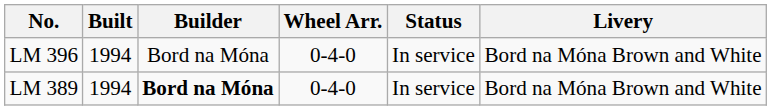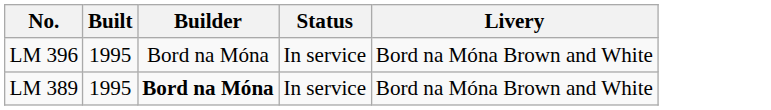- column: (333, 21)
(110, 54) 1994 -> (110, 54) 1995
(110, 88) 1994 -> (110, 88) 1995
